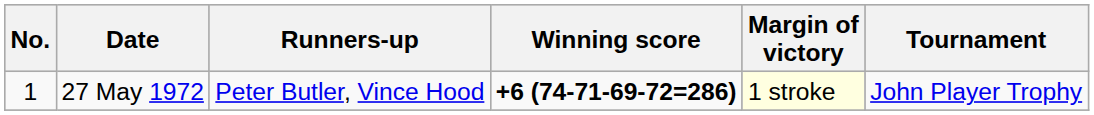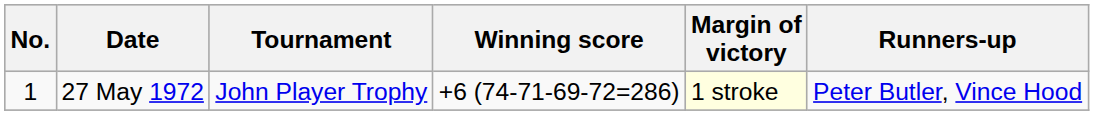columns swapped: (976, 38) <-> (350, 38)
(616, 91) bold -> (559, 91) normal
